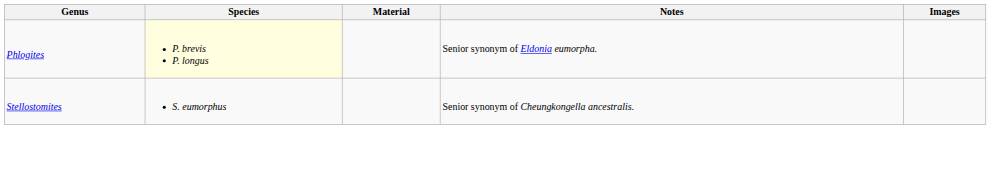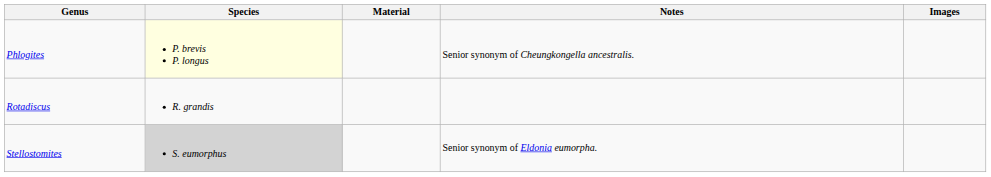(520, 49) Senior synonym of Eldonia eumorpha. -> (538, 54) Senior synonym of Cheungkongella ancestralis.
+ row: (28, 107)
(244, 107) no background -> (244, 154) lightgrey background
(538, 107) Senior synonym of Cheungkongella ancestralis. -> (520, 148) Senior synonym of Eldonia eumorpha.
